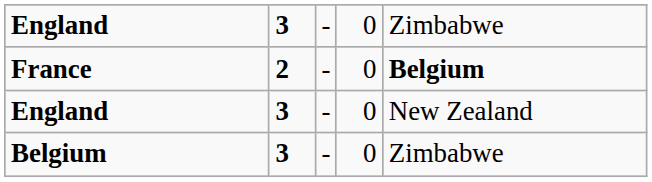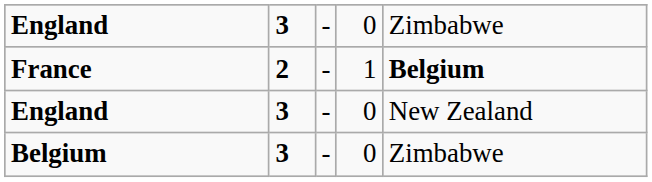(370, 68) 0 -> (370, 68) 1
